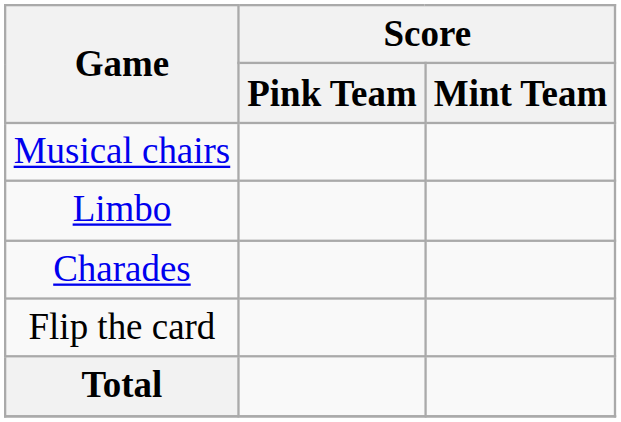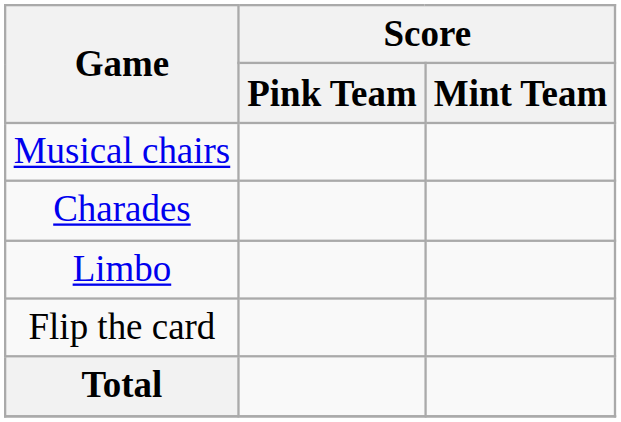rows swapped: (122, 209) <-> (122, 268)
